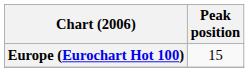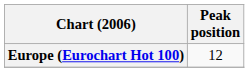(215, 55) 15 -> (215, 55) 12
